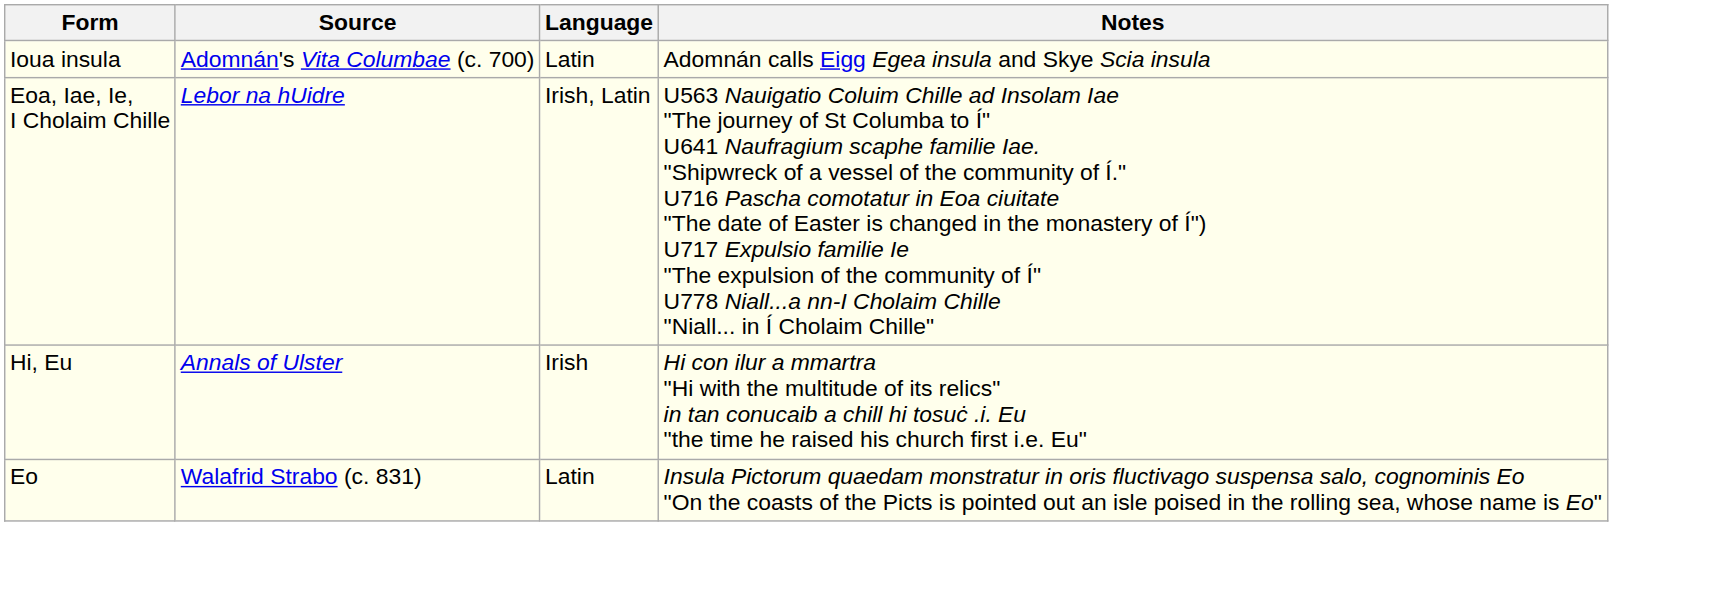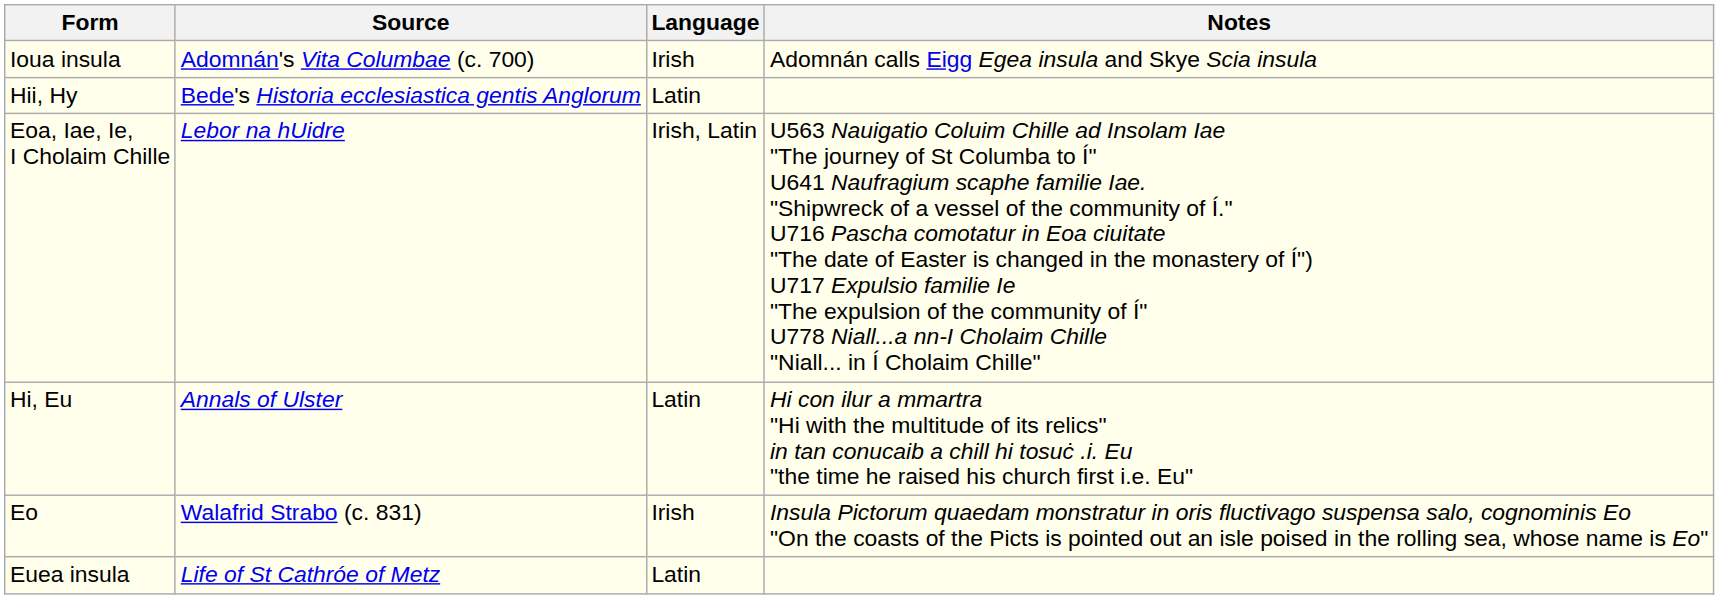(570, 58) Latin -> (673, 58) Irish
+ row: (44, 95)
(567, 363) Irish -> (676, 399) Latin
(570, 476) Latin -> (673, 512) Irish
+ row: (70, 574)
